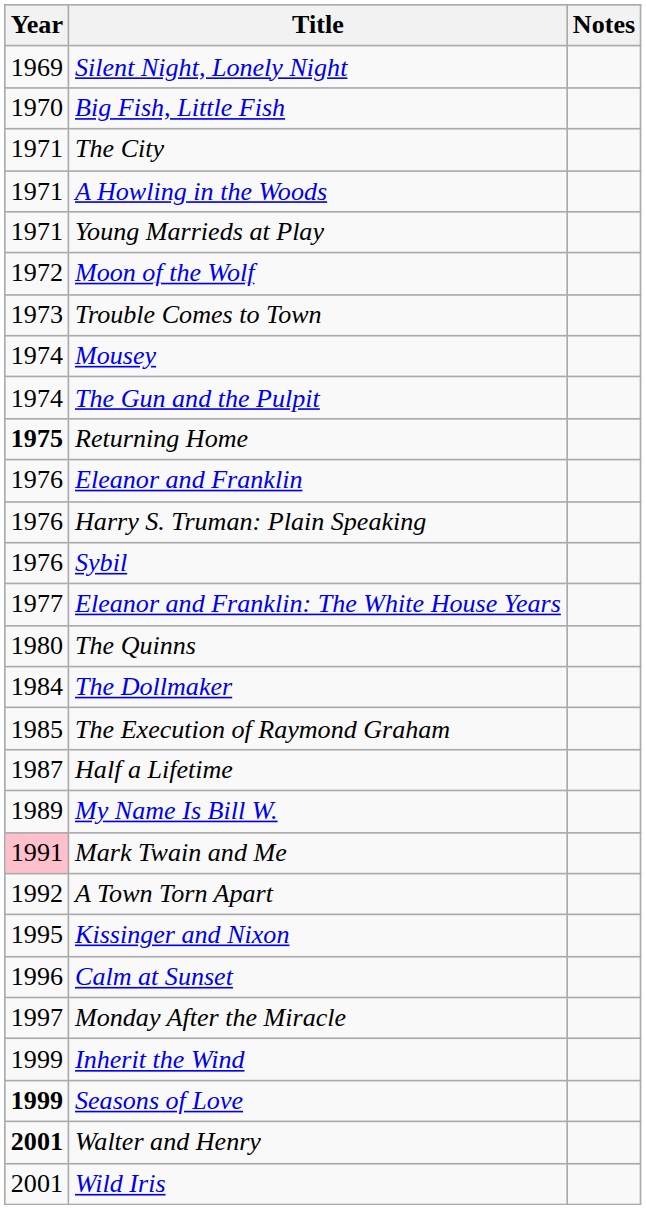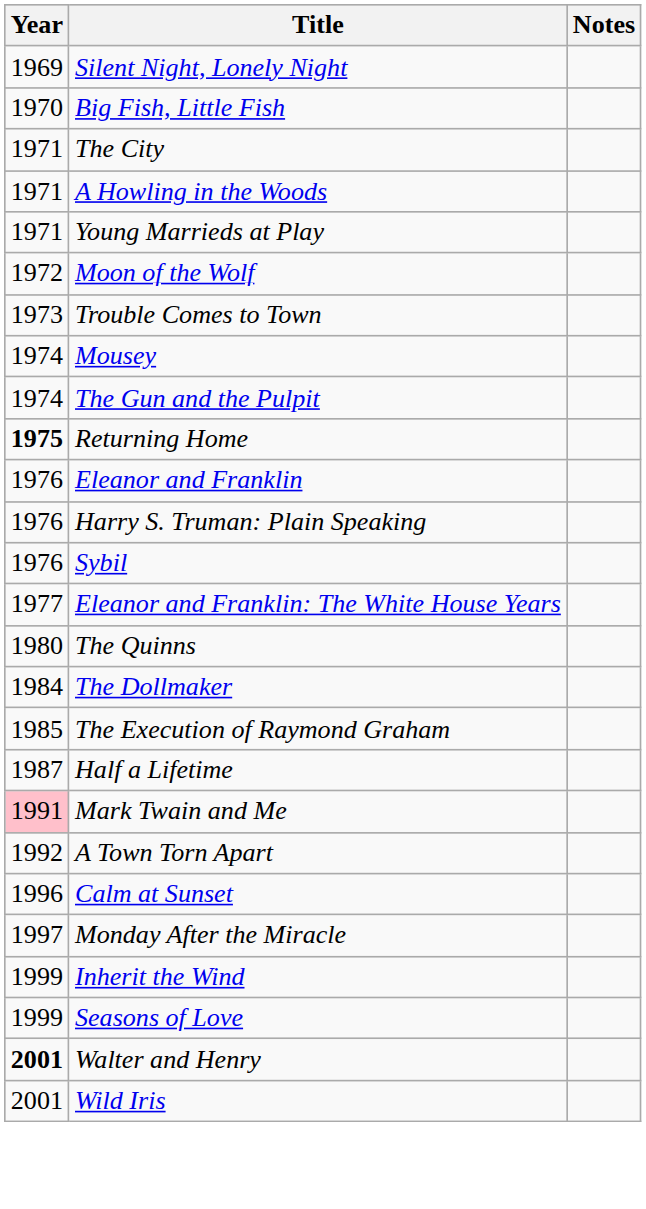- row: (176, 811)
- row: (182, 935)
(37, 1100) bold -> (37, 1017) normal
